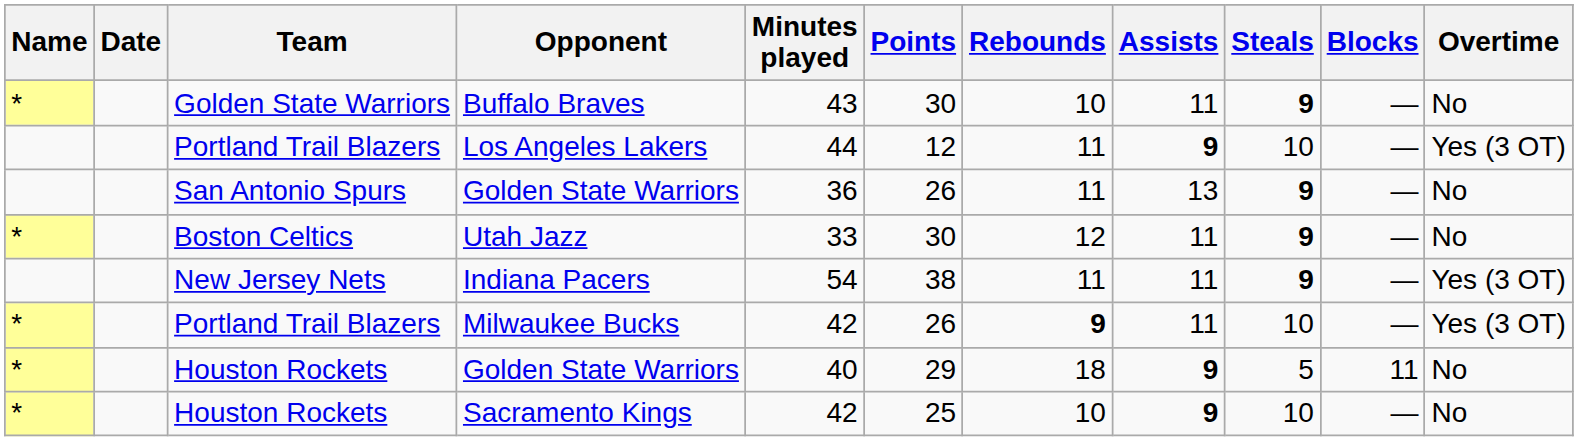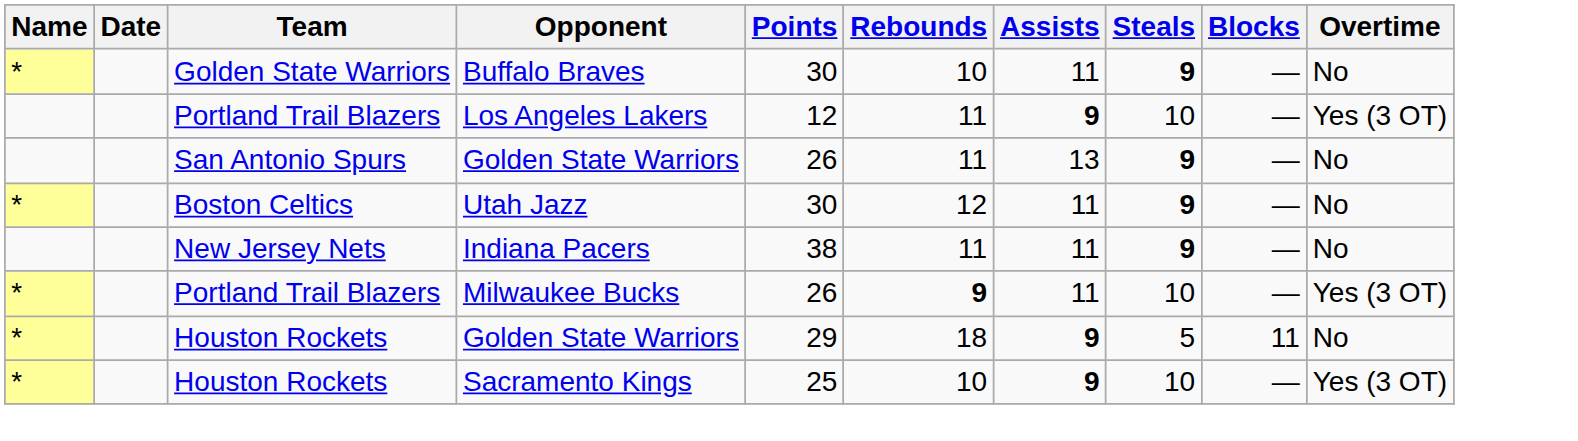- column: (805, 42)
(1499, 280) Yes (3 OT) -> (1331, 248) No
(1449, 413) No -> (1380, 381) Yes (3 OT)
